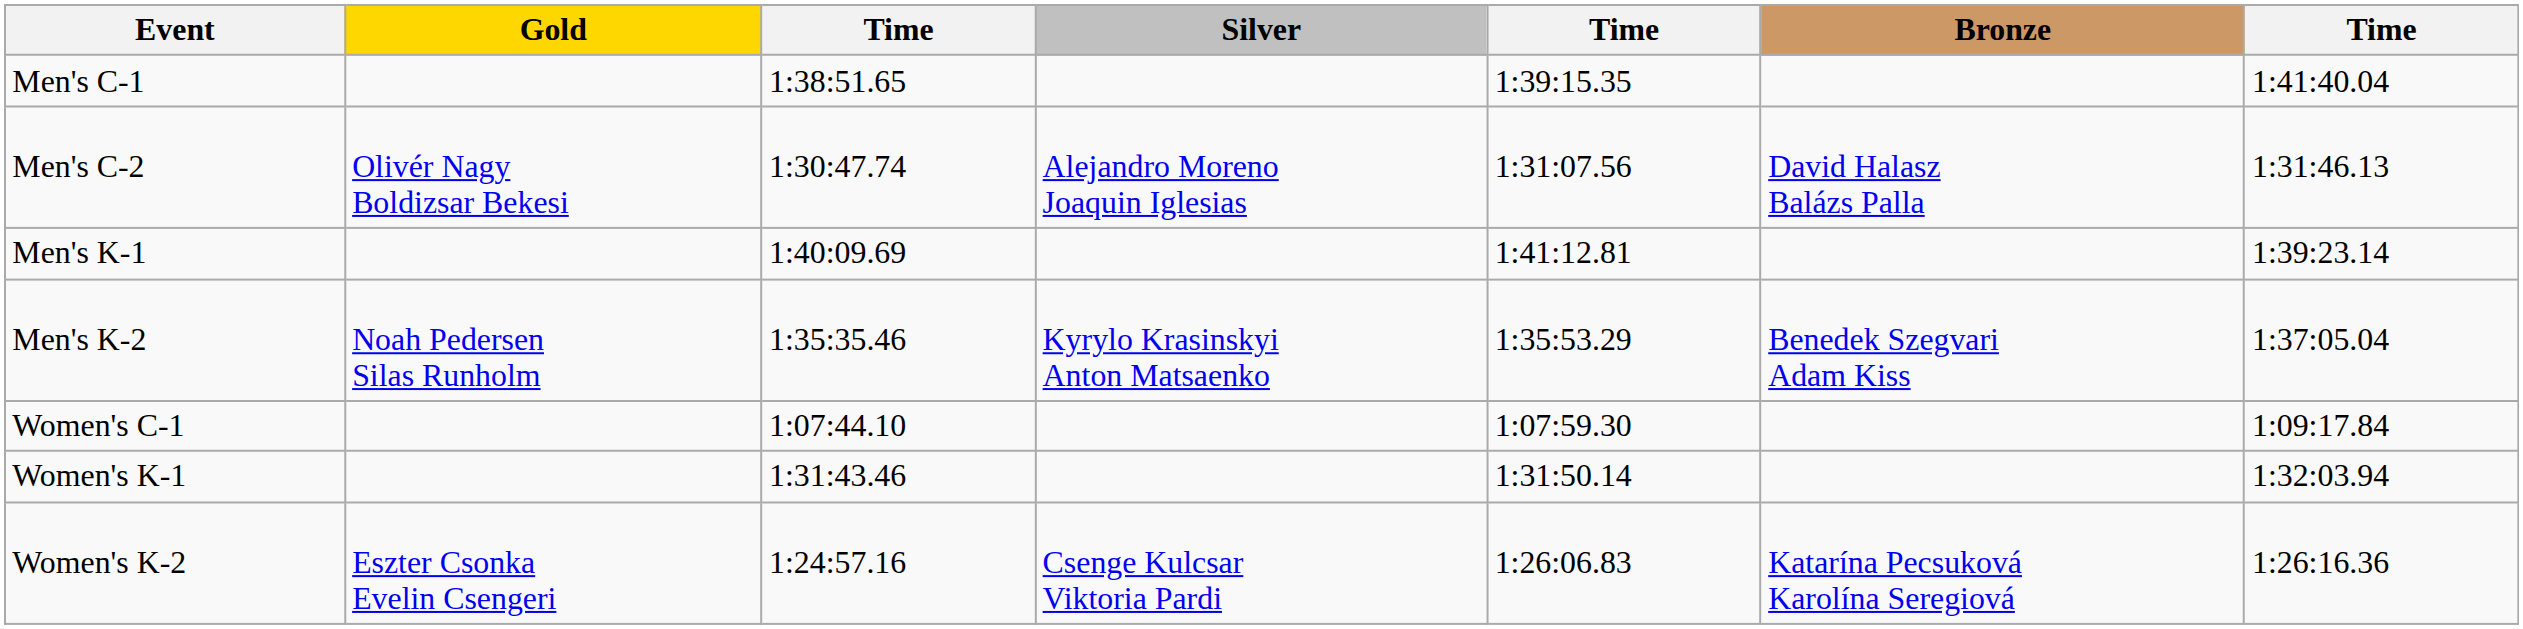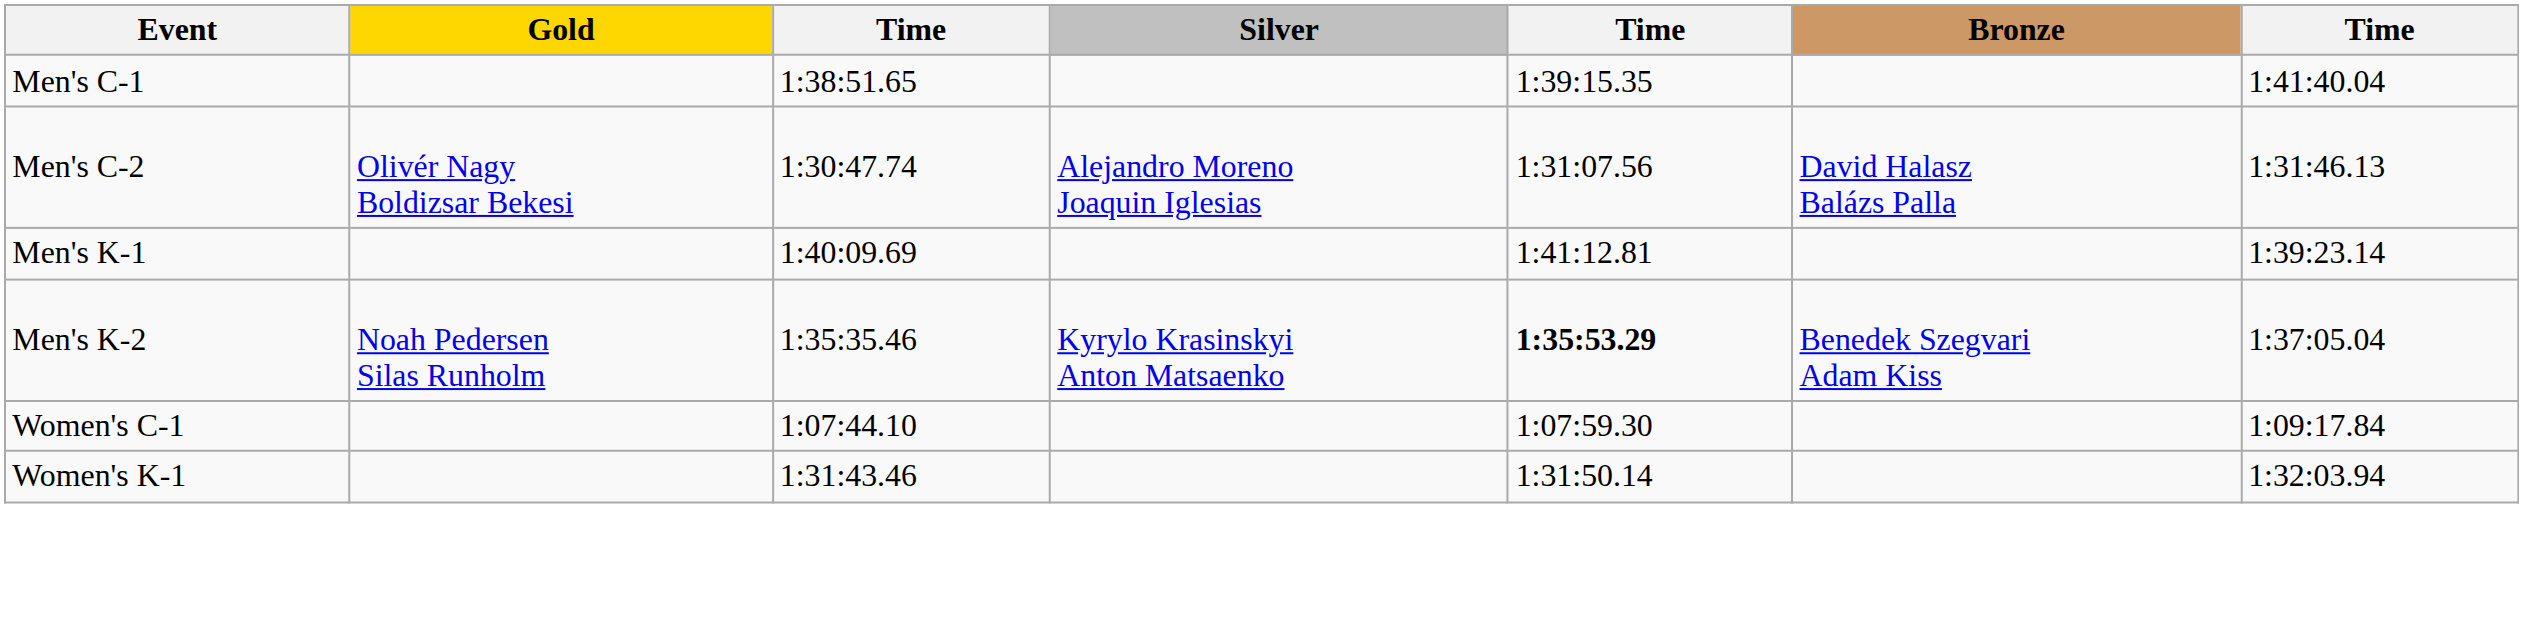(1563, 339) normal -> (1586, 339) bold
- row: (99, 562)
